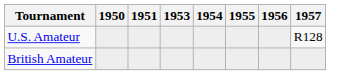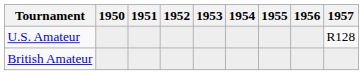+ column: (177, 15)
